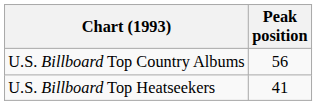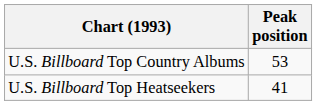(280, 61) 56 -> (280, 61) 53
